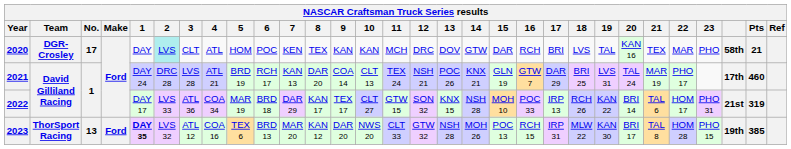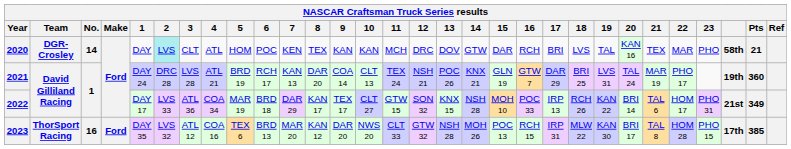(91, 50) 17 -> (91, 50) 14
(734, 77) 17th -> (734, 77) 19th
(757, 77) 460 -> (756, 77) 360
(757, 104) 319 -> (756, 104) 349
(91, 131) 13 -> (91, 131) 16
(142, 131) bold -> (142, 130) normal
(734, 131) 19th -> (734, 131) 17th
